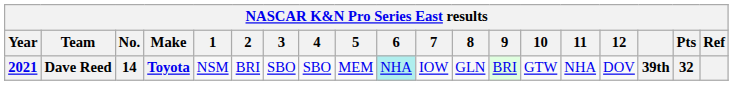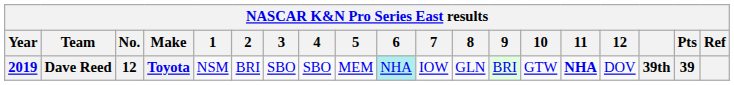(23, 67) 2021 -> (23, 67) 2019
(129, 67) 14 -> (129, 67) 12
(580, 67) normal -> (581, 67) bold
(686, 67) 32 -> (687, 67) 39
